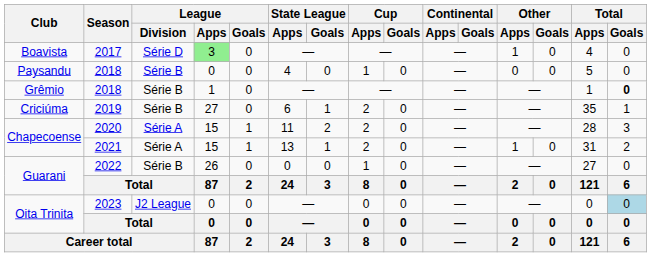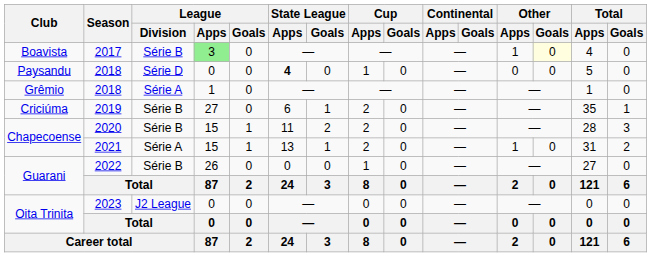(163, 52) Série D -> (163, 52) Série B
(552, 52) no background -> (552, 52) lightyellow background
(163, 71) Série B -> (163, 71) Série D
(287, 71) normal -> (287, 71) bold
(163, 90) Série B -> (163, 90) Série A
(627, 90) bold -> (627, 90) normal
(163, 128) Série A -> (163, 128) Série B
(627, 204) lightblue background -> (627, 204) no background
